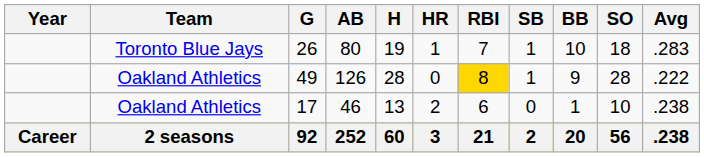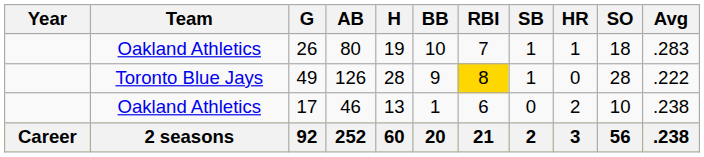columns swapped: (435, 19) <-> (575, 19)
(189, 48) Toronto Blue Jays -> (189, 48) Oakland Athletics
(189, 78) Oakland Athletics -> (189, 78) Toronto Blue Jays
